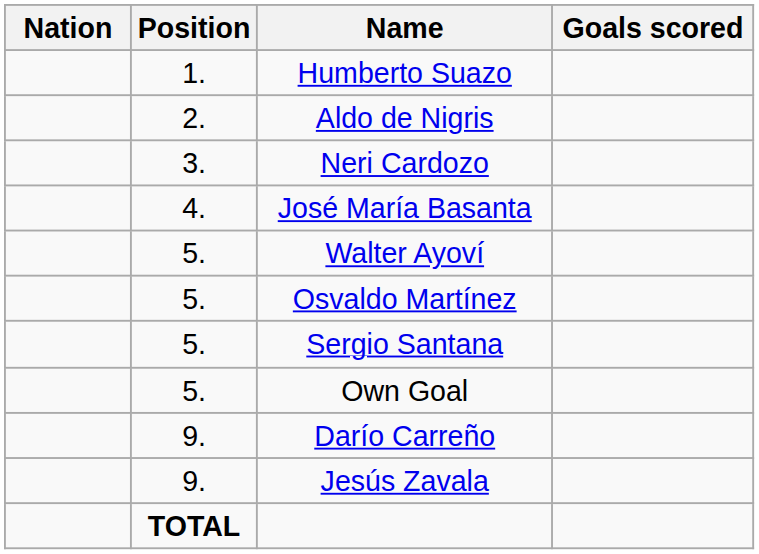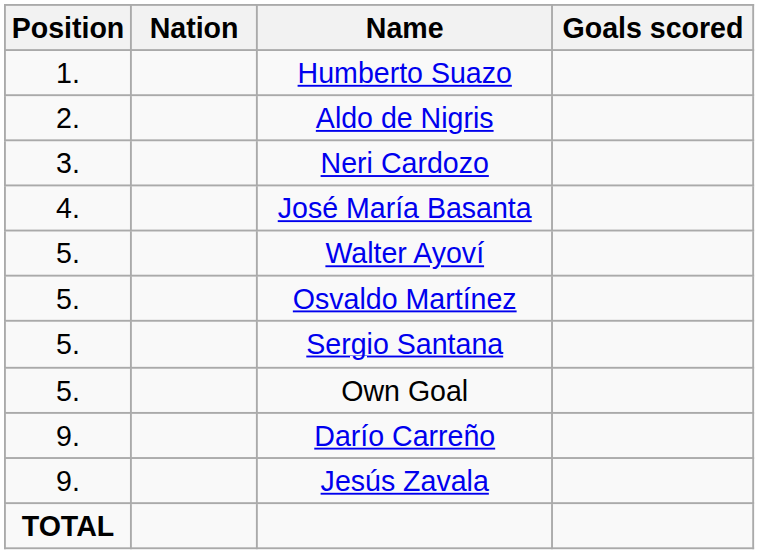columns swapped: (194, 28) <-> (68, 28)
